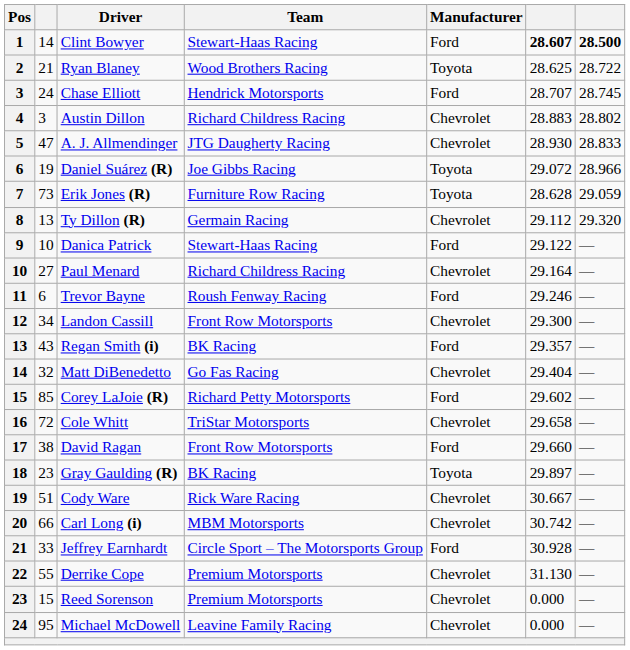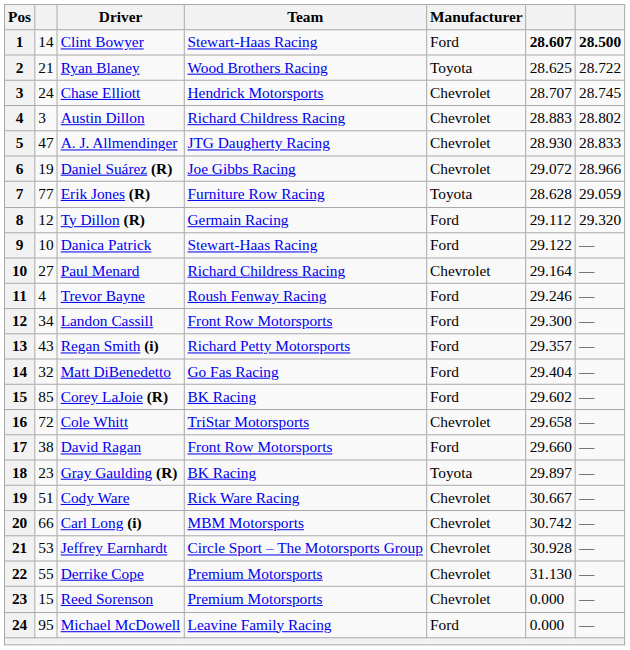(444, 93) Ford -> (460, 93) Chevrolet
(451, 169) Toyota -> (460, 169) Chevrolet
(46, 194) 73 -> (46, 194) 77
(46, 219) 13 -> (46, 219) 12
(460, 219) Chevrolet -> (444, 219) Ford
(42, 295) 6 -> (42, 295) 4
(460, 321) Chevrolet -> (444, 321) Ford
(222, 346) BK Racing -> (269, 346) Richard Petty Motorsports
(460, 371) Chevrolet -> (444, 371) Ford
(269, 397) Richard Petty Motorsports -> (222, 397) BK Racing
(46, 548) 33 -> (46, 548) 53
(444, 548) Ford -> (460, 548) Chevrolet
(460, 624) Chevrolet -> (444, 624) Ford
